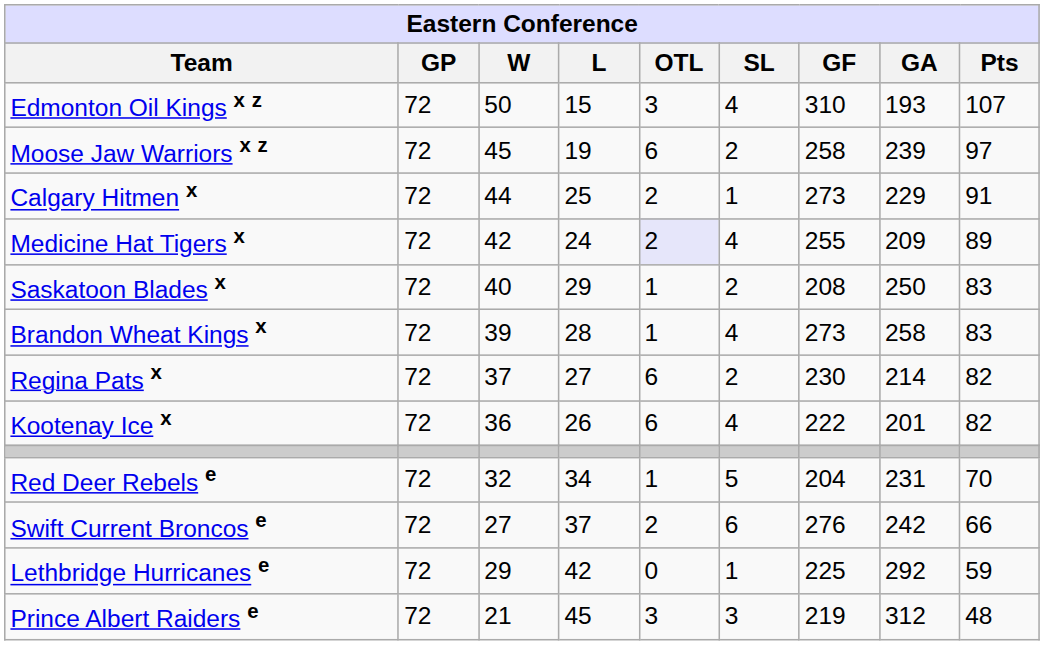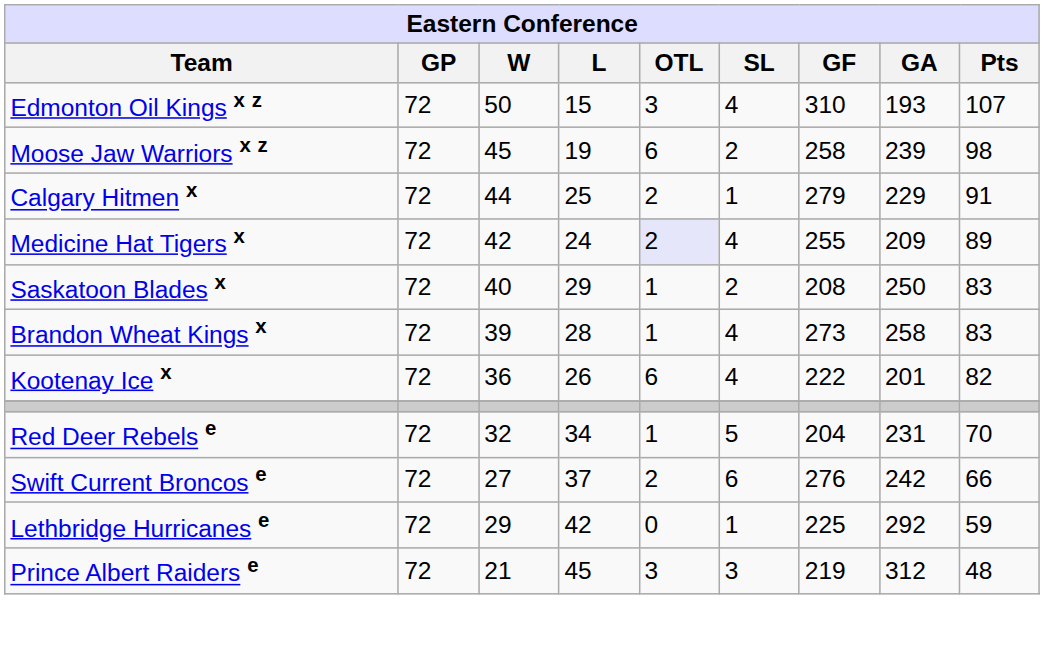(979, 150) 97 -> (979, 150) 98
(825, 195) 273 -> (825, 195) 279
- row: (86, 377)
